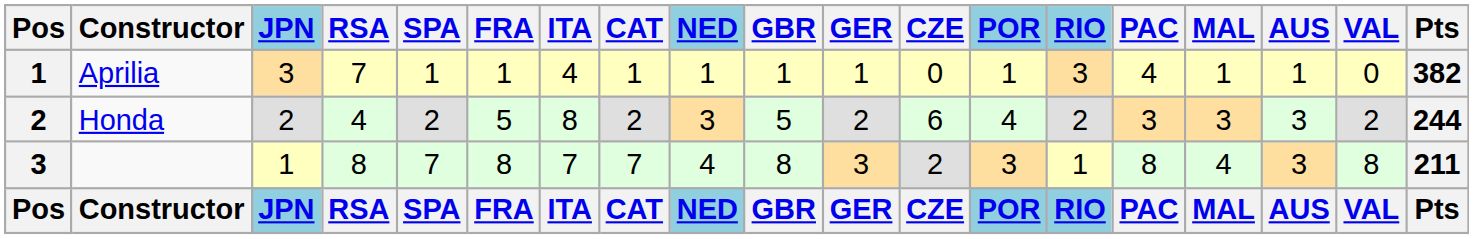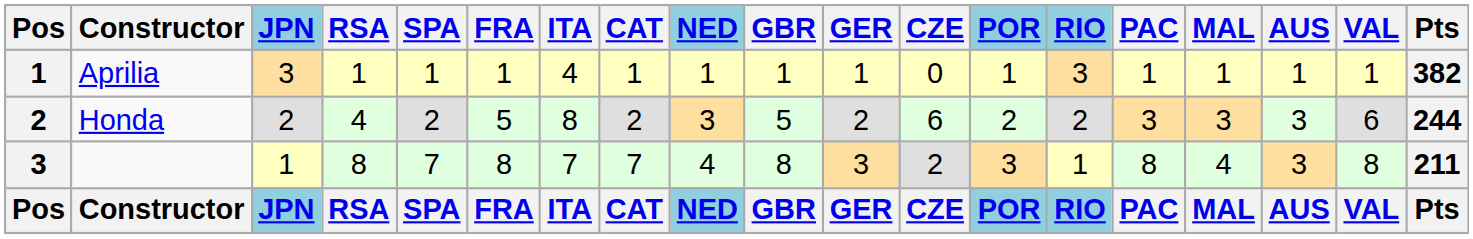(359, 73) 7 -> (359, 73) 1
(1149, 73) 4 -> (1149, 73) 1
(1371, 73) 0 -> (1371, 73) 1
(1009, 119) 4 -> (1009, 119) 2
(1371, 119) 2 -> (1371, 119) 6
